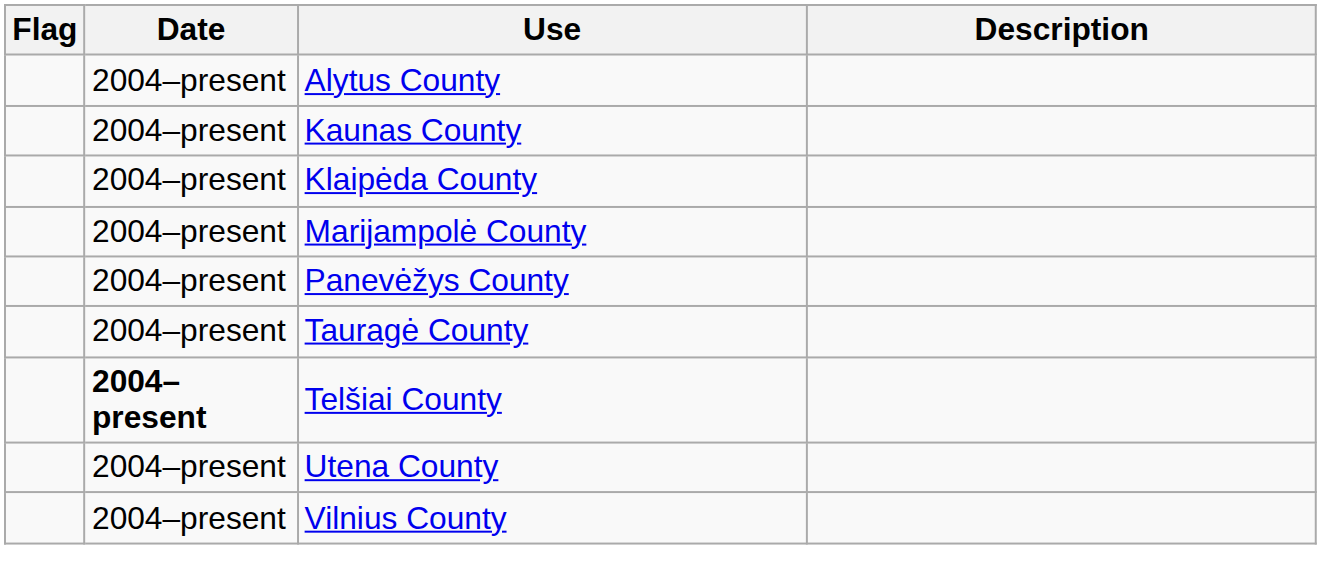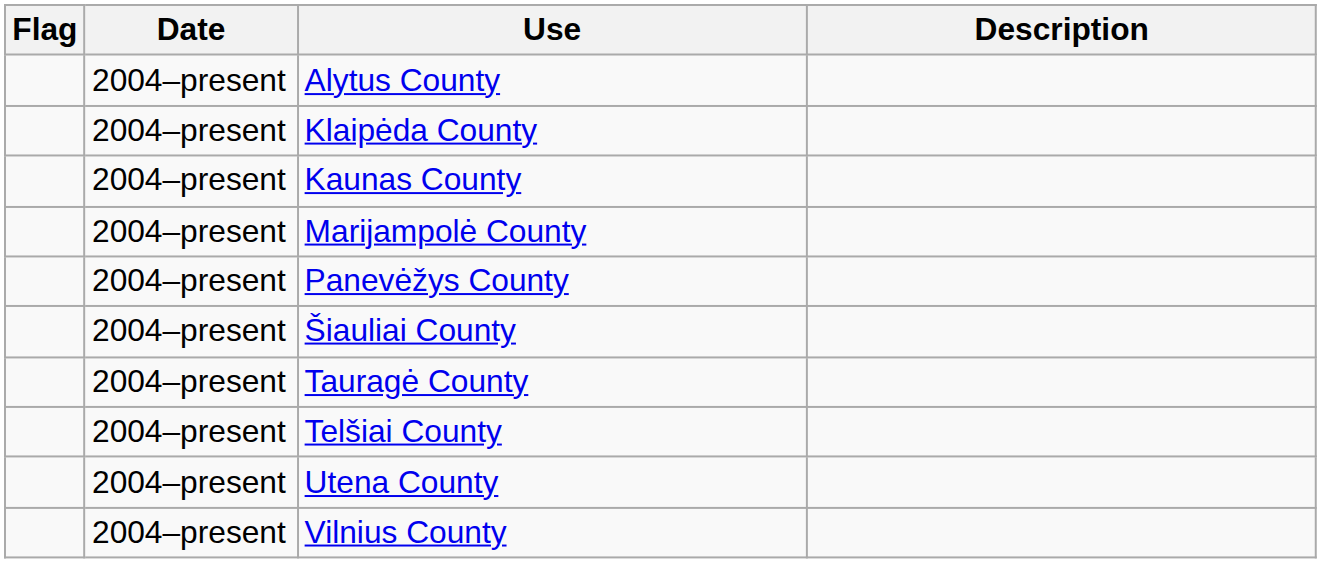rows swapped: (413, 130) <-> (421, 180)
+ row: (410, 331)
(149, 399) bold -> (189, 431) normal
